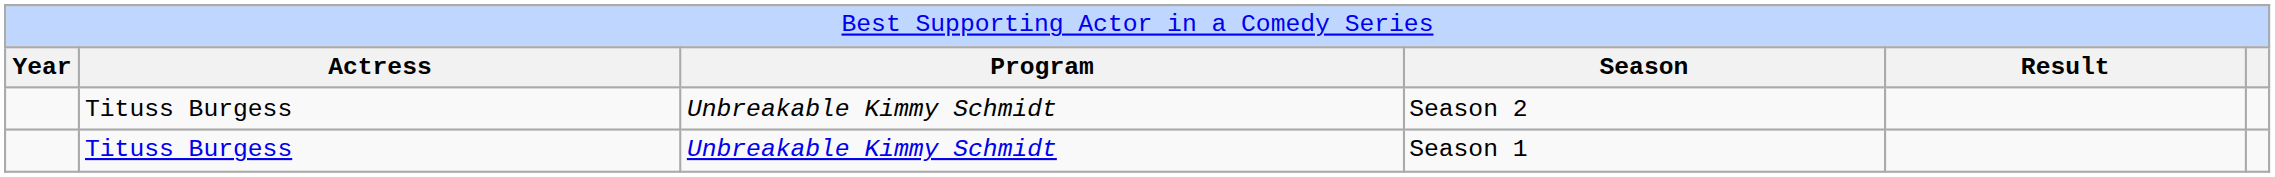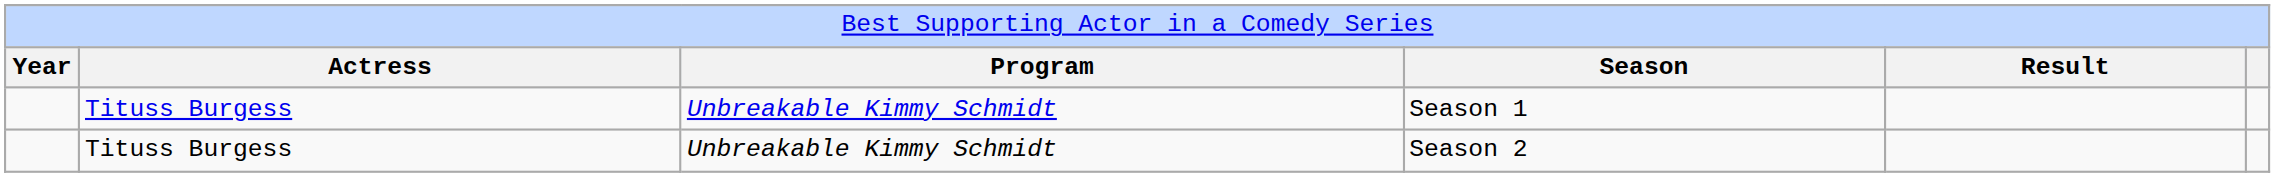rows swapped: (1468, 150) <-> (1468, 108)
